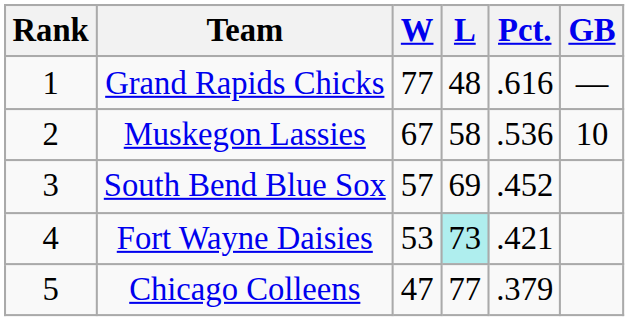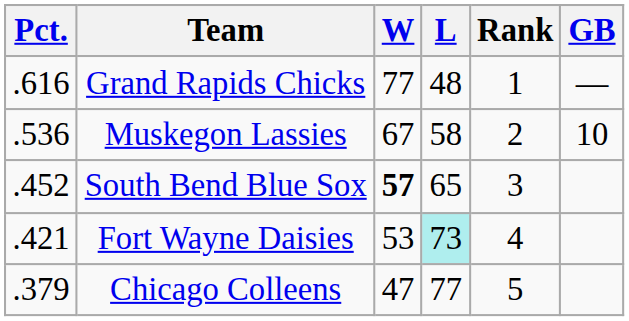columns swapped: (51, 30) <-> (525, 30)
(417, 185) normal -> (398, 185) bold
(465, 185) 69 -> (446, 185) 65
